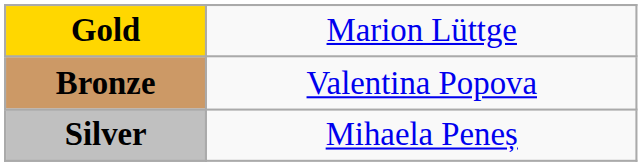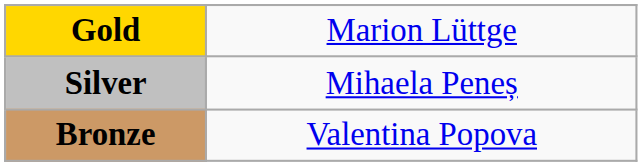rows swapped: (106, 134) <-> (106, 82)
